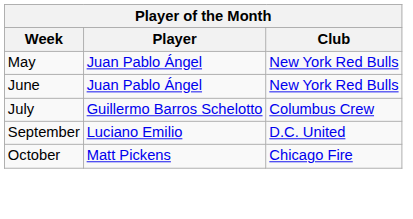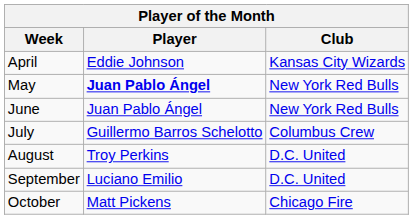+ row: (23, 62)
(144, 62) normal -> (148, 86) bold
+ row: (31, 156)
